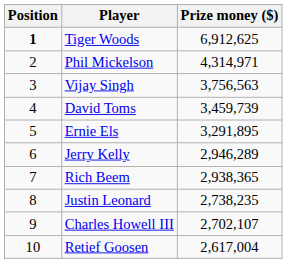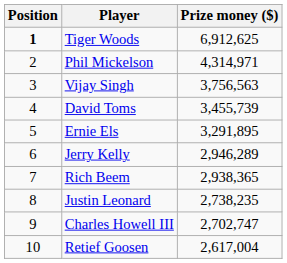(229, 108) 3,459,739 -> (229, 108) 3,455,739
(229, 223) 2,702,107 -> (229, 223) 2,702,747
